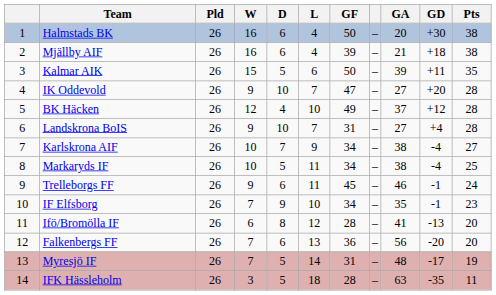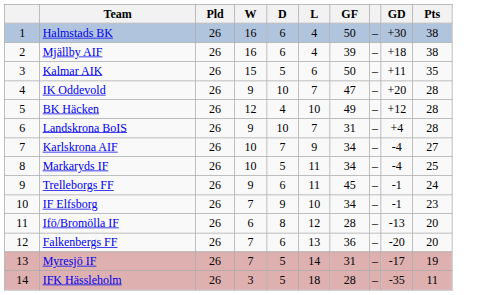- column: (401, 14)
